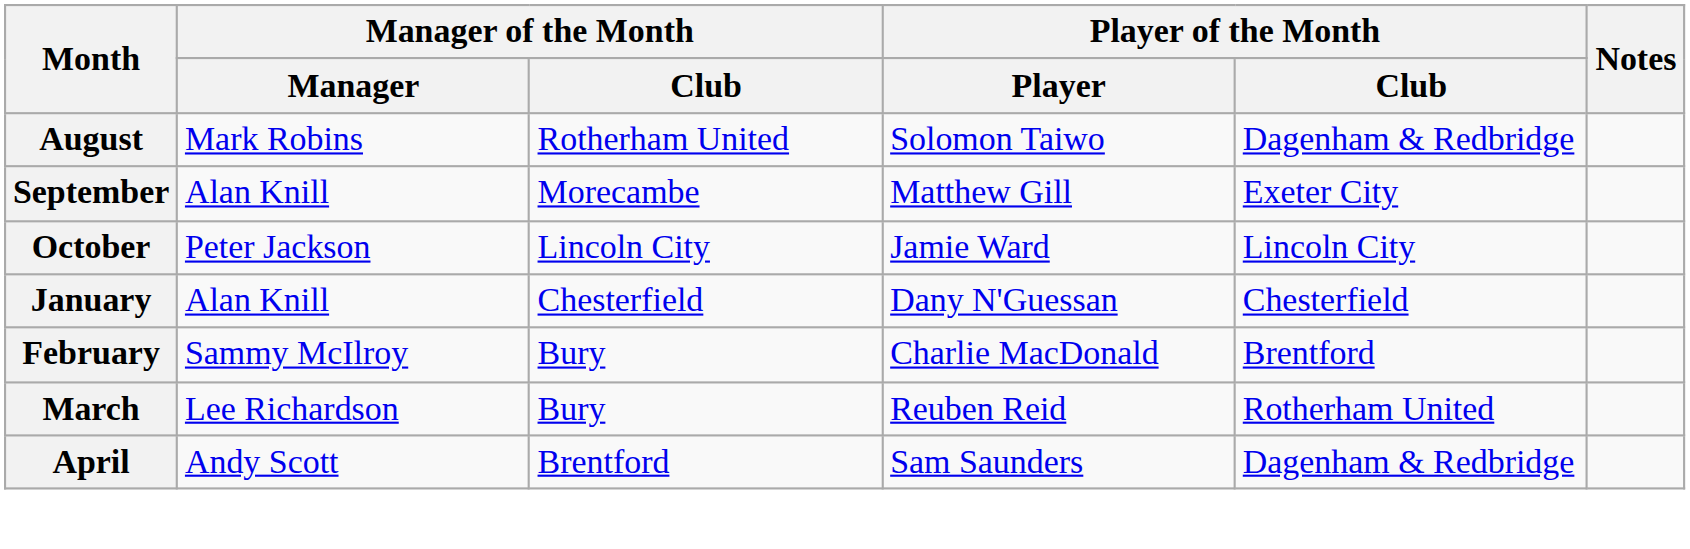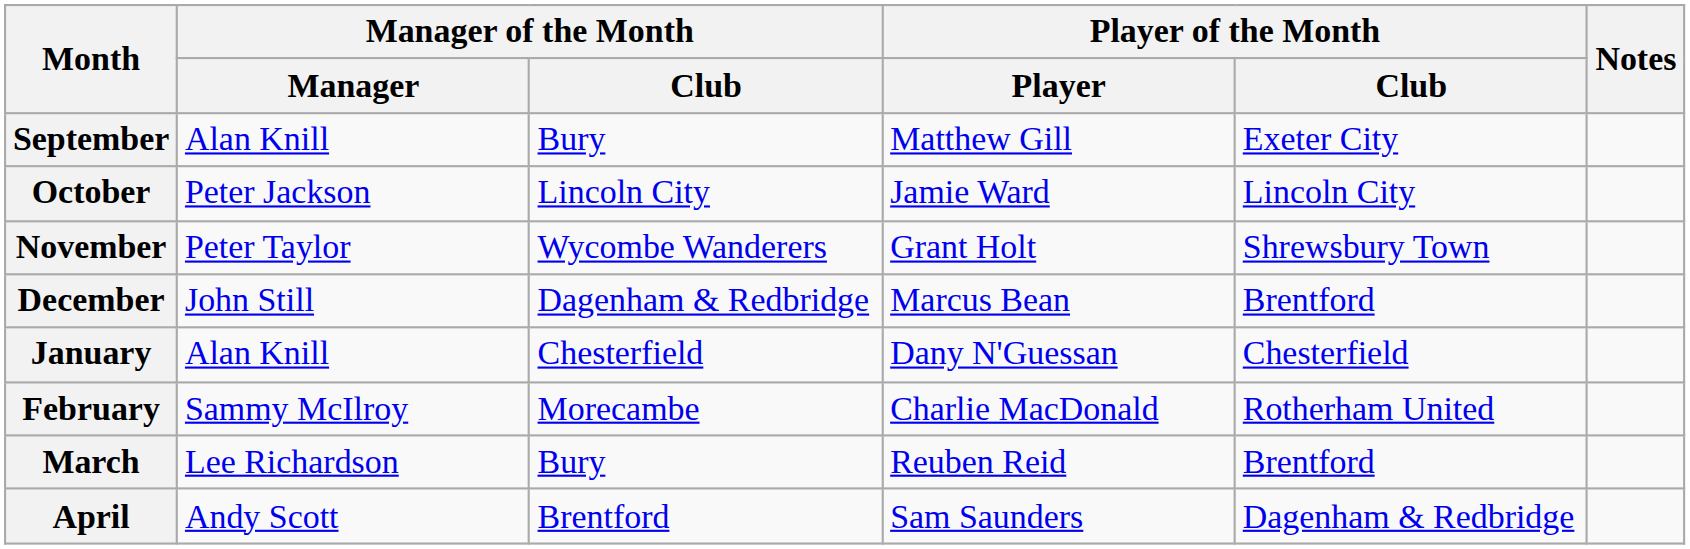- row: (91, 138)
(619, 192) Morecambe -> (571, 138) Bury
+ row: (91, 246)
+ row: (91, 300)
(571, 354) Bury -> (619, 407) Morecambe
(1309, 354) Brentford -> (1369, 407) Rotherham United
(1369, 407) Rotherham United -> (1309, 461) Brentford
